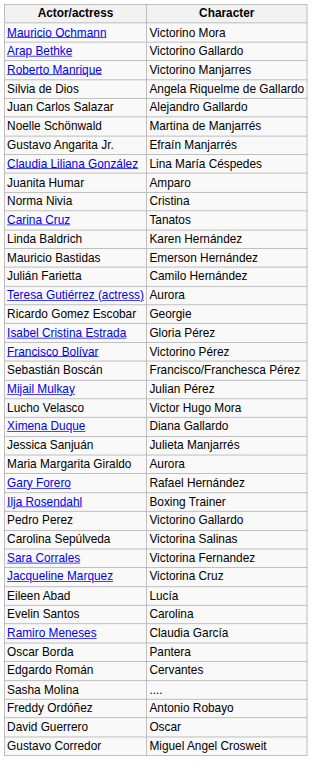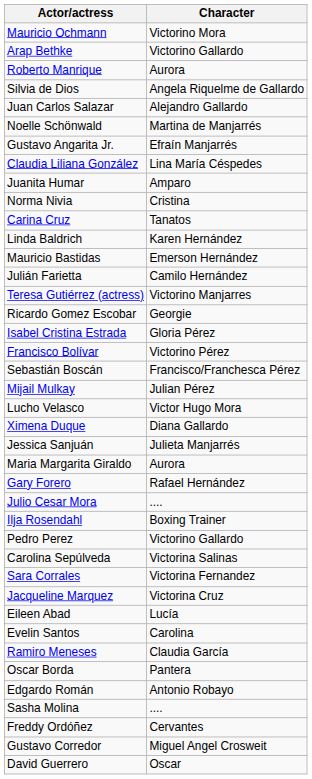(200, 70) Victorino Manjarres -> (167, 70) Aurora
(167, 295) Aurora -> (200, 295) Victorino Manjarres
+ row: (52, 502)
(176, 671) Cervantes -> (192, 689) Antonio Robayo
(192, 708) Antonio Robayo -> (176, 727) Cervantes
rows swapped: (54, 746) <-> (48, 727)
